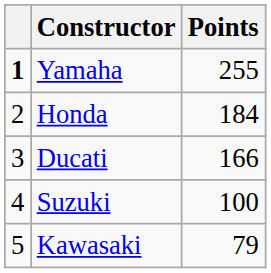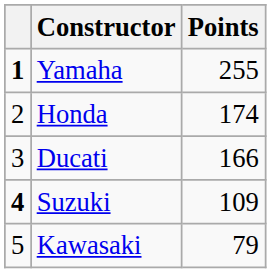(239, 114) 184 -> (239, 114) 174
(18, 202) normal -> (18, 202) bold
(239, 202) 100 -> (239, 202) 109
